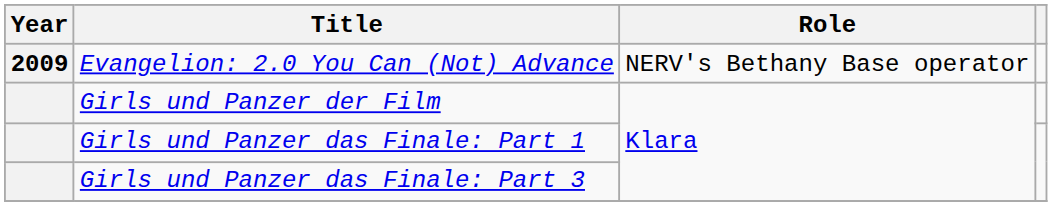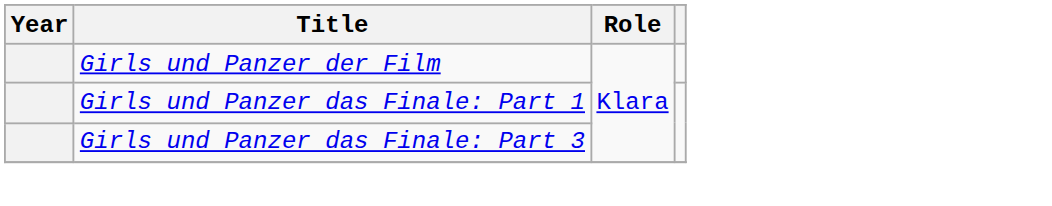- row: (347, 64)
